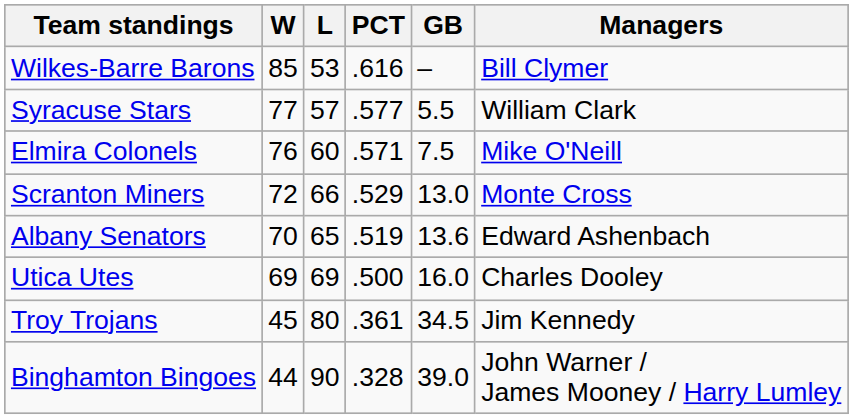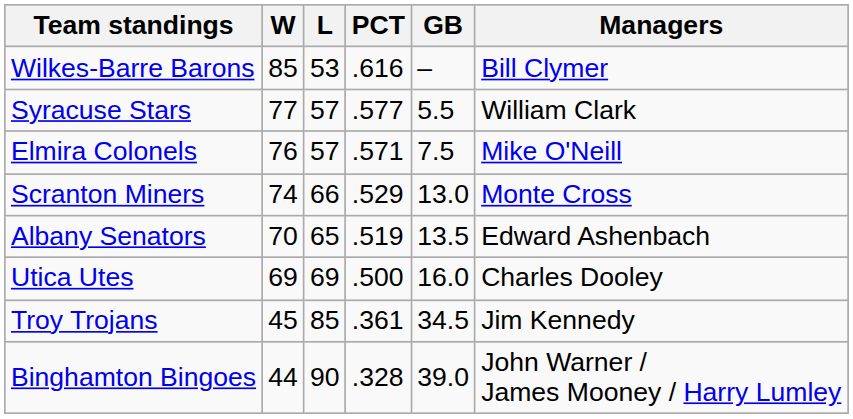(325, 151) 60 -> (325, 151) 57
(283, 194) 72 -> (283, 194) 74
(443, 236) 13.6 -> (443, 236) 13.5
(325, 320) 80 -> (325, 320) 85
